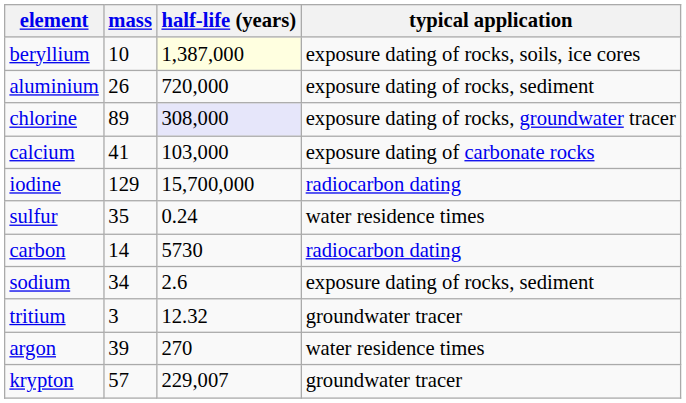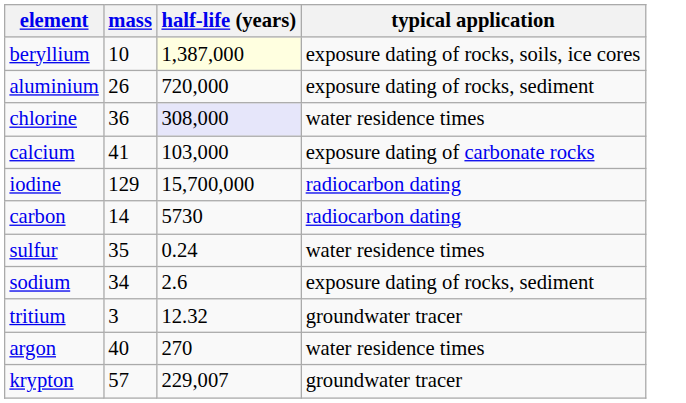(119, 119) 89 -> (119, 119) 36
(491, 119) exposure dating of rocks, groundwater tracer -> (395, 119) water residence times
rows swapped: (37, 250) <-> (33, 217)
(119, 348) 39 -> (119, 348) 40
